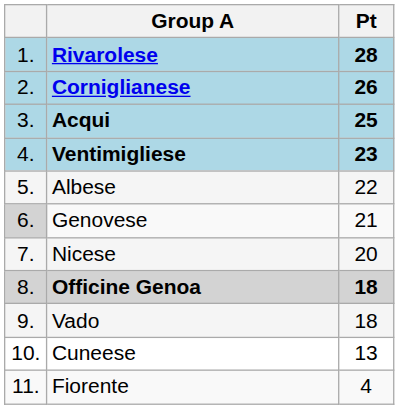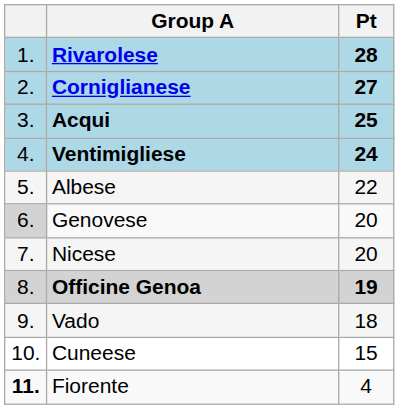(366, 87) 26 -> (366, 87) 27
(366, 154) 23 -> (366, 154) 24
(366, 220) 21 -> (366, 220) 20
(366, 287) 18 -> (366, 287) 19
(366, 353) 13 -> (366, 353) 15
(26, 386) normal -> (26, 386) bold
